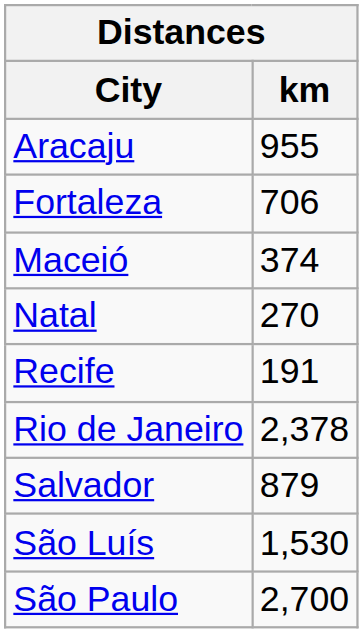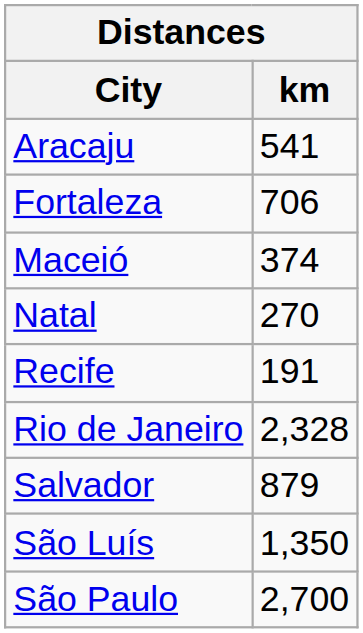(290, 145) 955 -> (290, 145) 541
(305, 428) 2,378 -> (305, 428) 2,328
(305, 542) 1,530 -> (305, 542) 1,350
